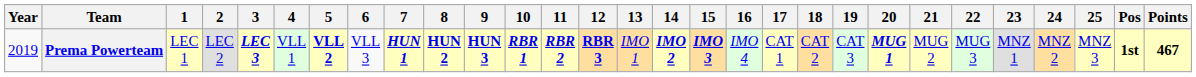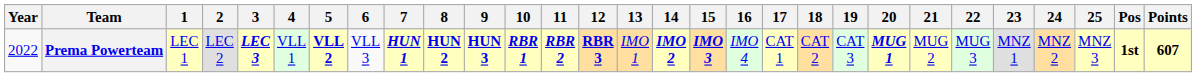(23, 49) 2019 -> (23, 49) 2022
(1168, 49) 467 -> (1168, 49) 607
